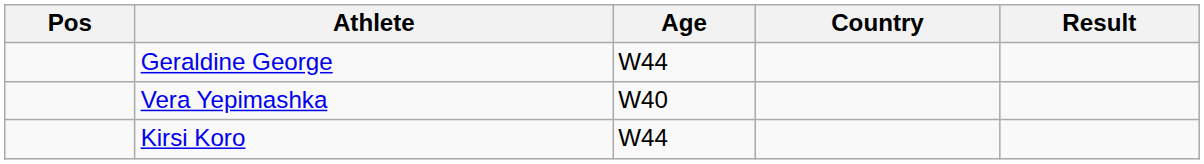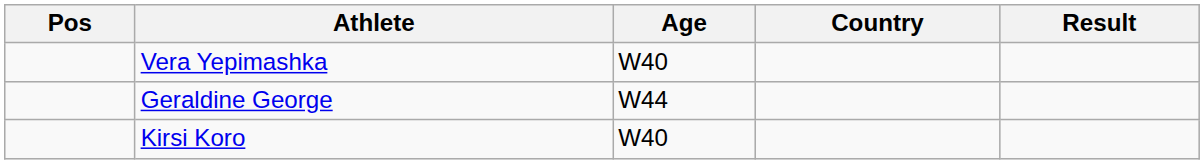rows swapped: (234, 100) <-> (237, 61)
(643, 138) W44 -> (643, 138) W40
